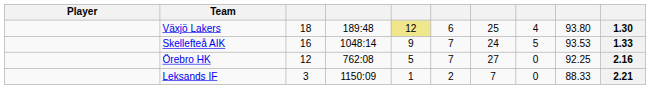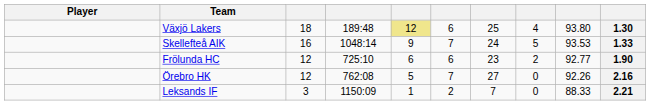+ row: (191, 60)
(578, 60) 92.25 -> (578, 76) 92.26
